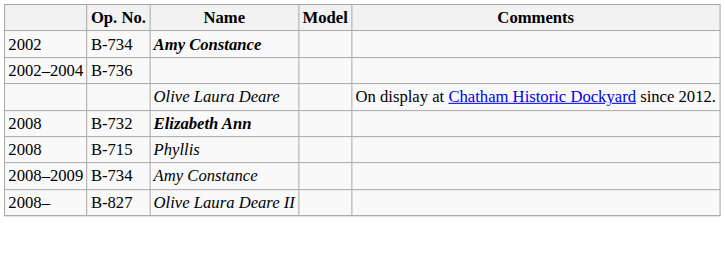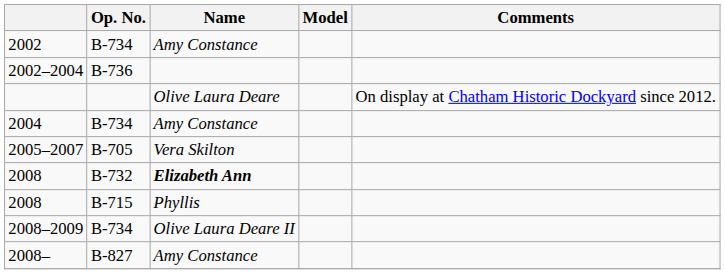(207, 44) bold -> (206, 44) normal
+ row: (25, 123)
+ row: (46, 149)
(206, 176) Amy Constance -> (224, 228) Olive Laura Deare II
(224, 202) Olive Laura Deare II -> (206, 255) Amy Constance
